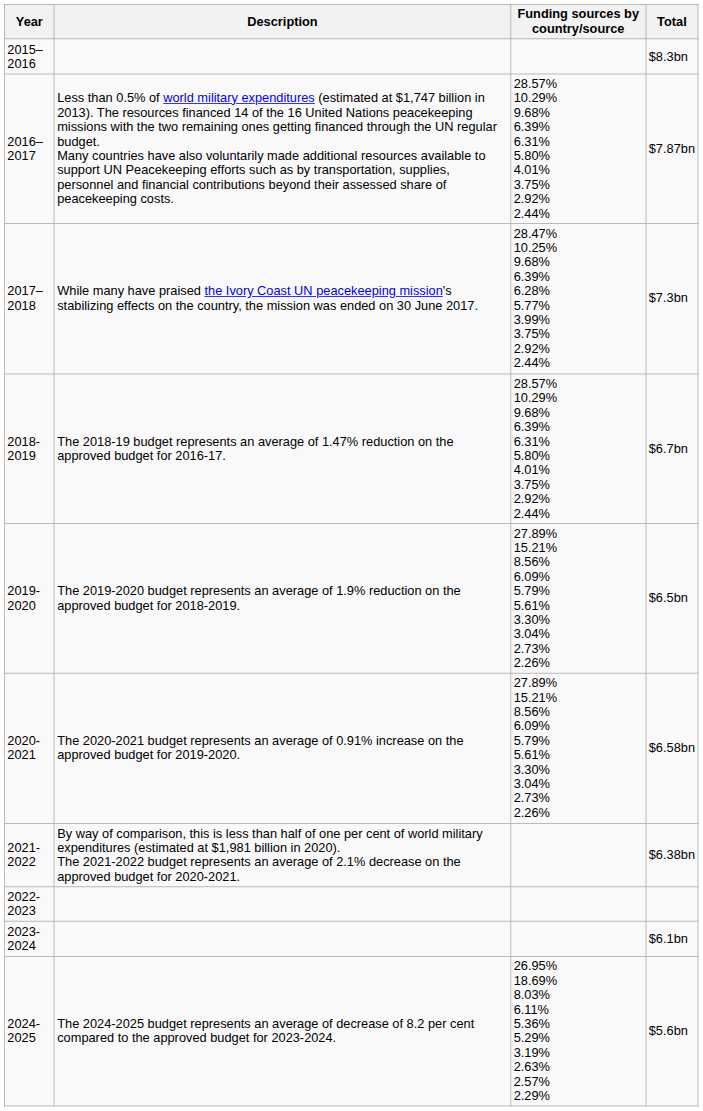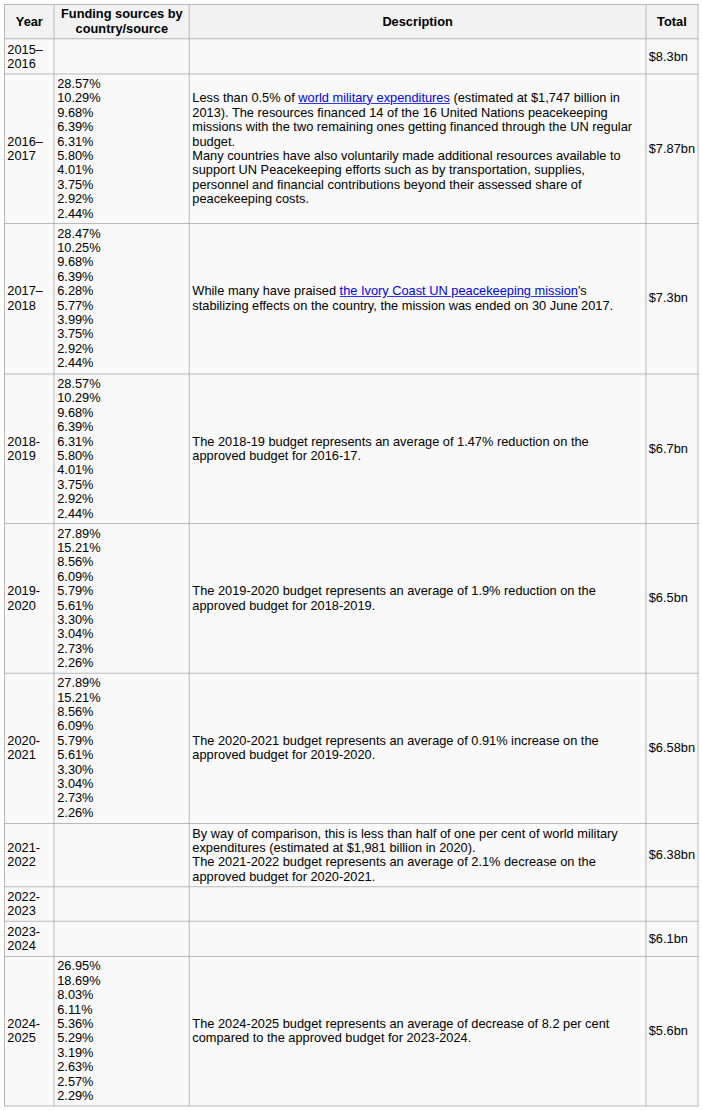columns swapped: (578, 21) <-> (282, 21)
